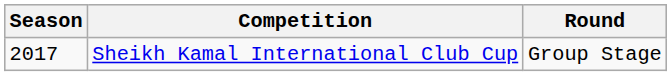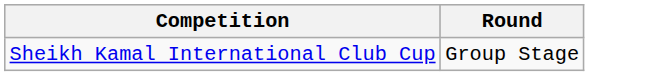- column: (46, 21)
